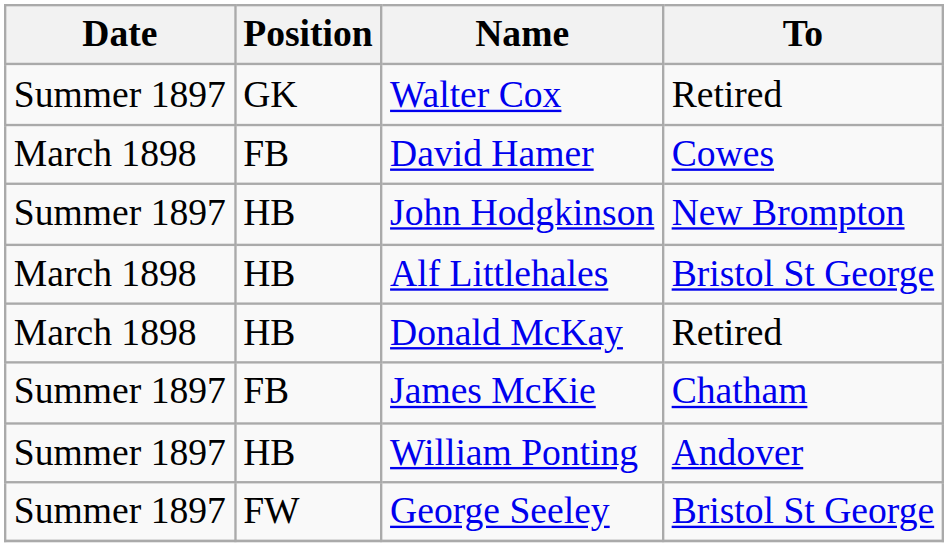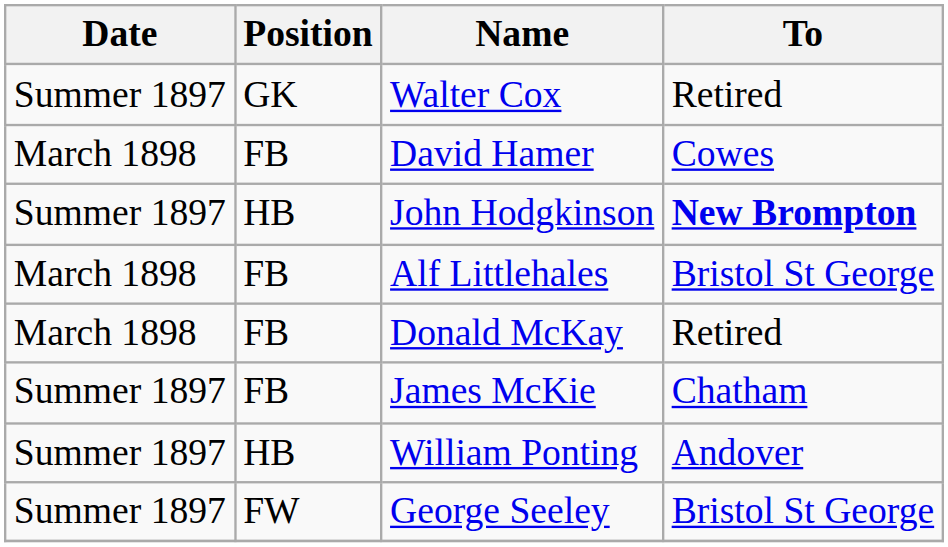(788, 213) normal -> (794, 213) bold
(269, 272) HB -> (266, 272) FB
(269, 332) HB -> (266, 332) FB
